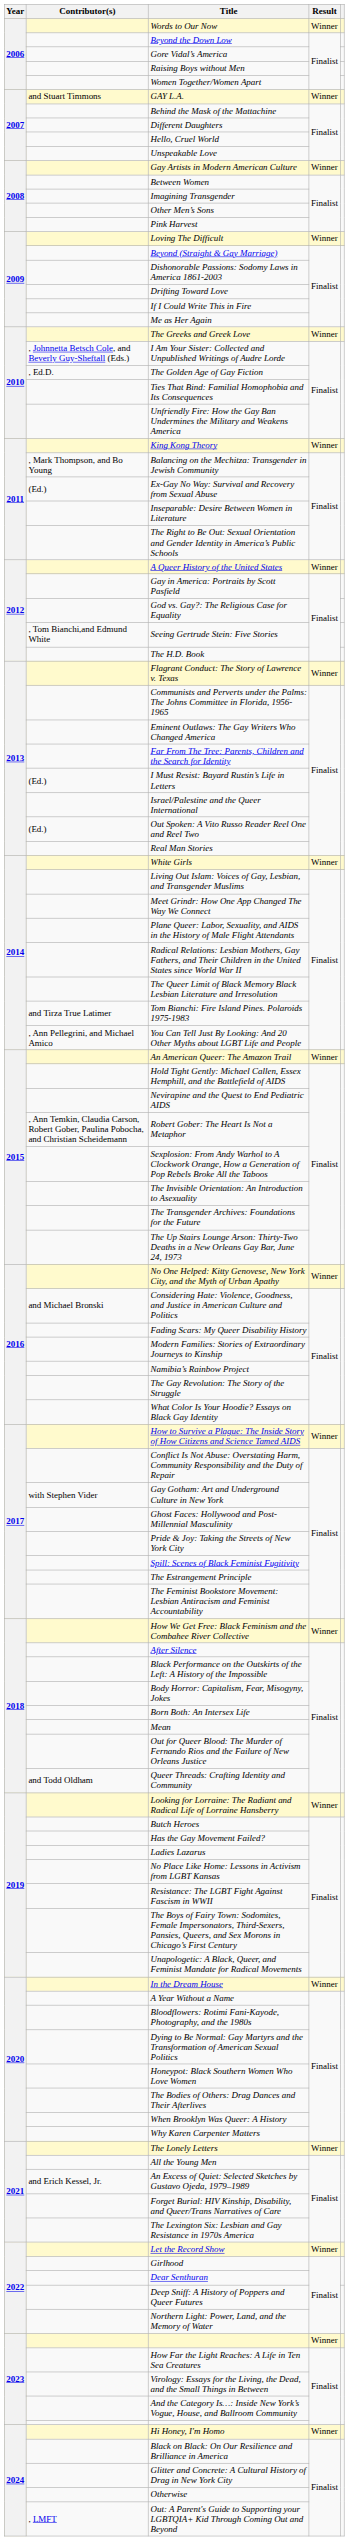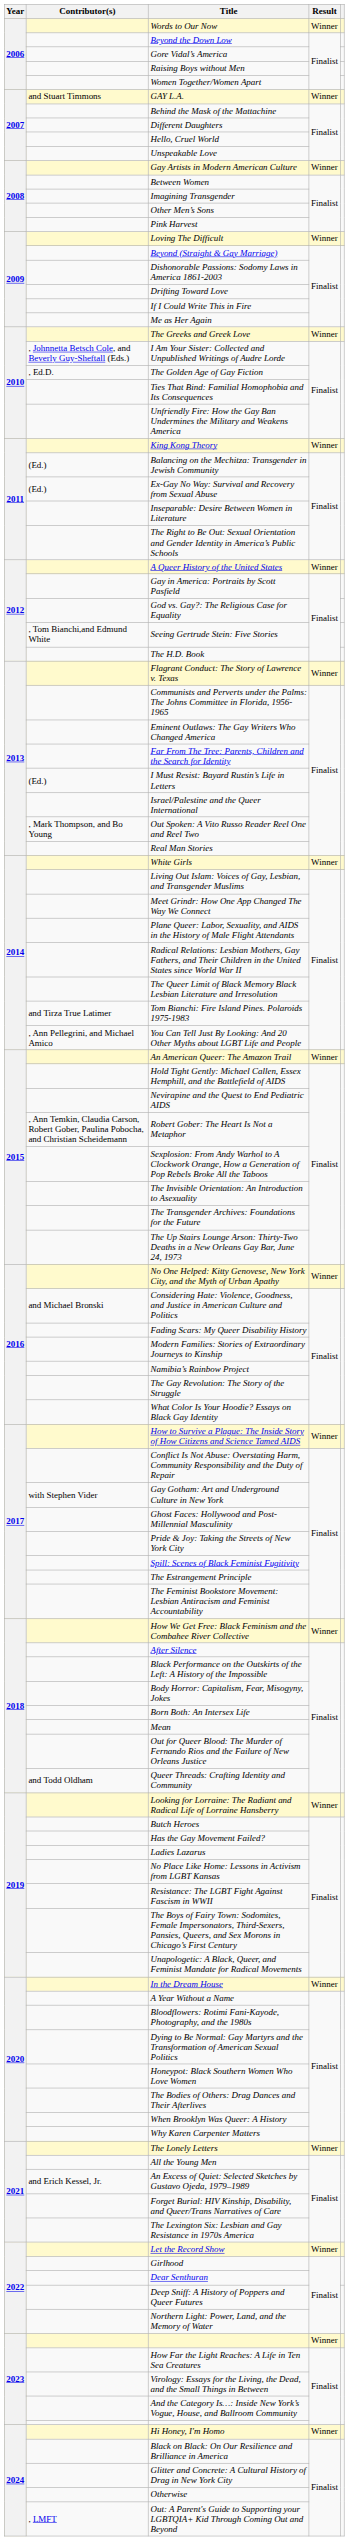(76, 464) , Mark Thompson, and Bo Young -> (37, 464) (Ed.)
(37, 829) (Ed.) -> (76, 829) , Mark Thompson, and Bo Young
